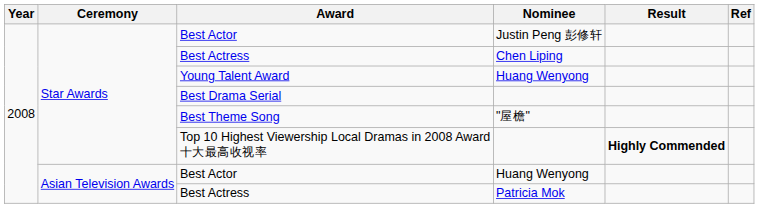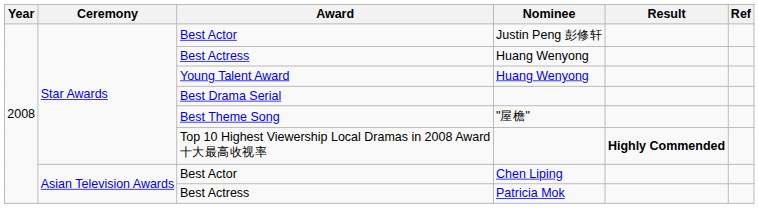(529, 56) Chen Liping -> (542, 56) Huang Wenyong
(542, 174) Huang Wenyong -> (529, 174) Chen Liping
